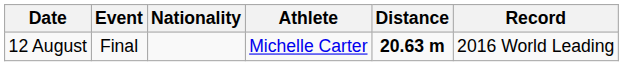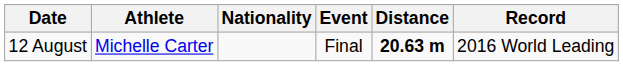columns swapped: (119, 18) <-> (308, 18)
